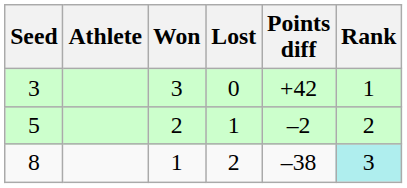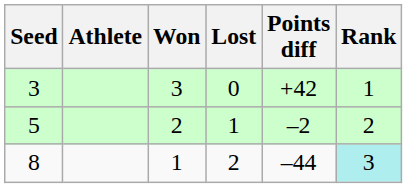(299, 162) –38 -> (299, 162) –44
